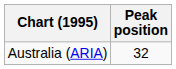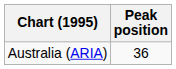(141, 53) 32 -> (141, 53) 36
